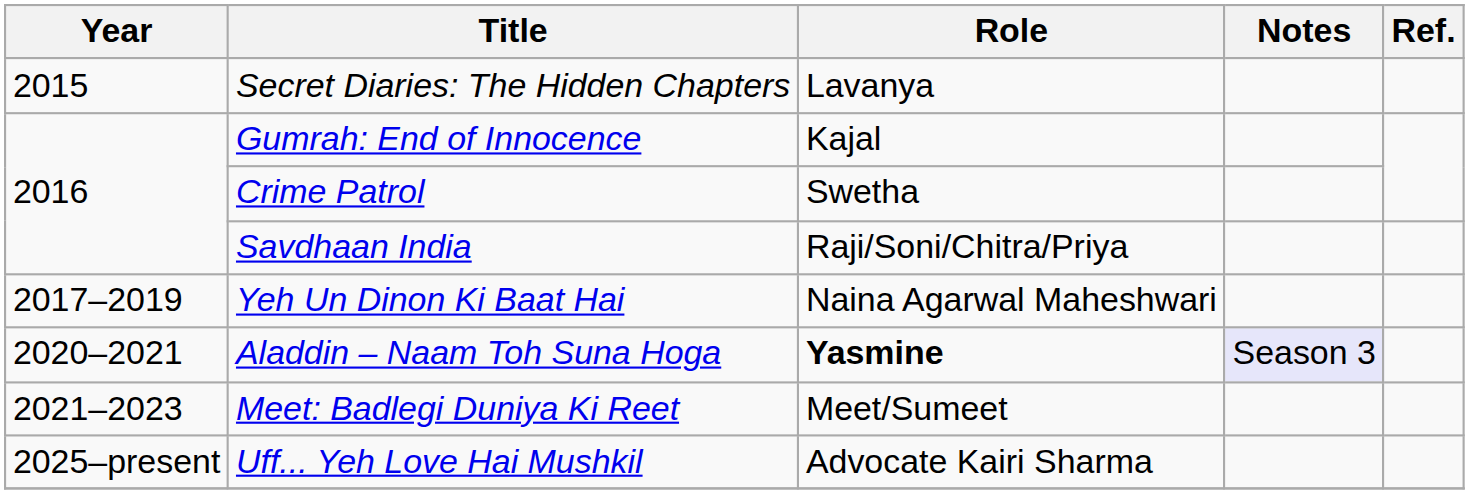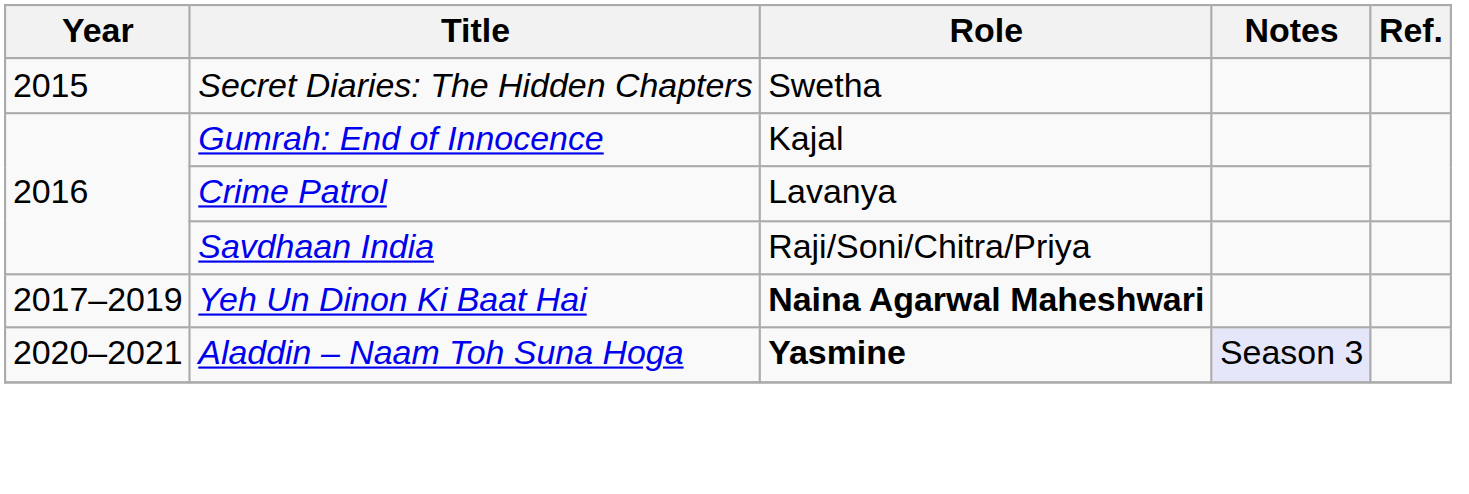(870, 85) Lavanya -> (825, 85) Swetha
(862, 192) Swetha -> (832, 192) Lavanya
(1011, 300) normal -> (986, 300) bold
- row: (458, 407)
- row: (439, 461)
